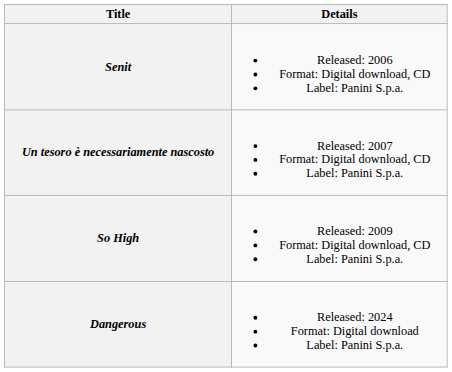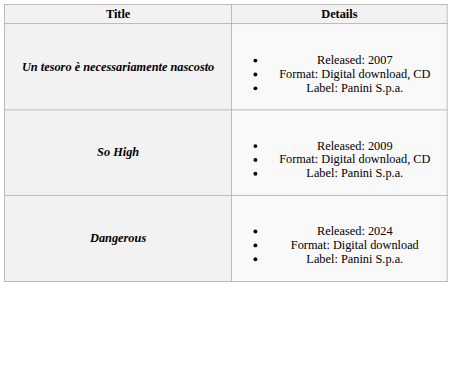- row: (118, 66)
